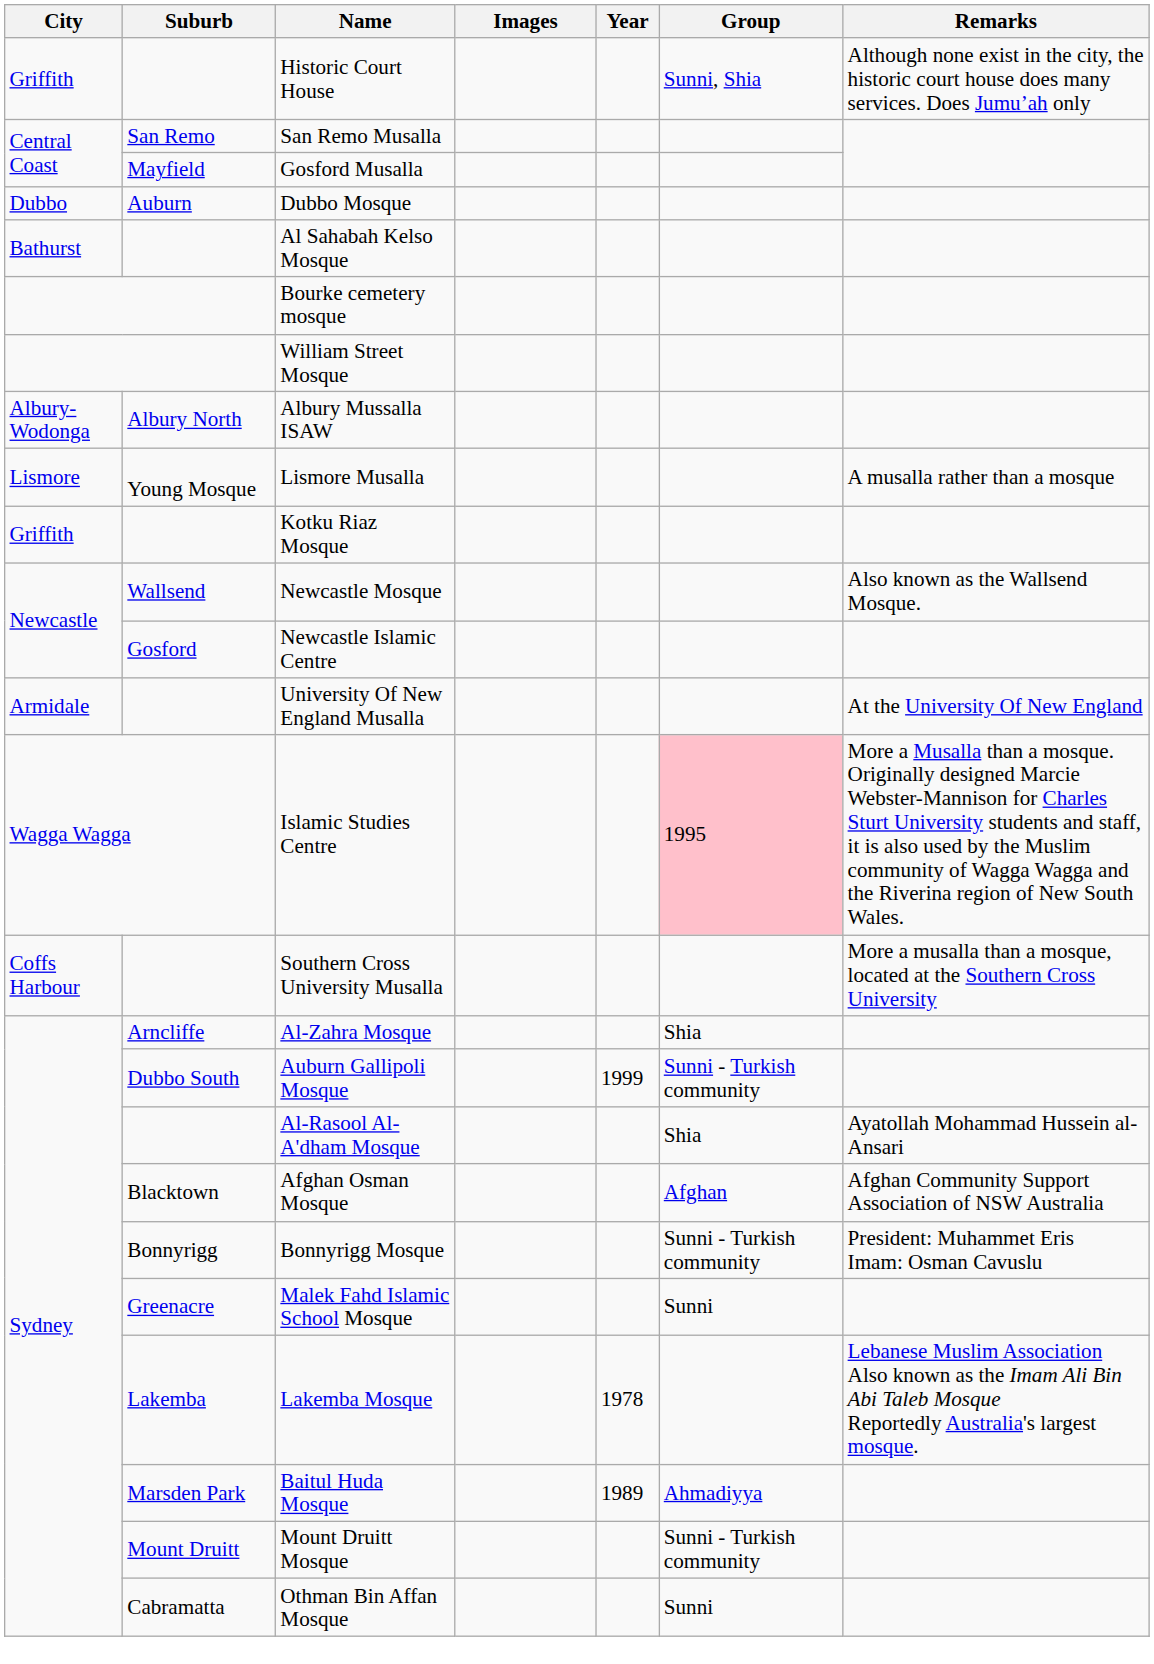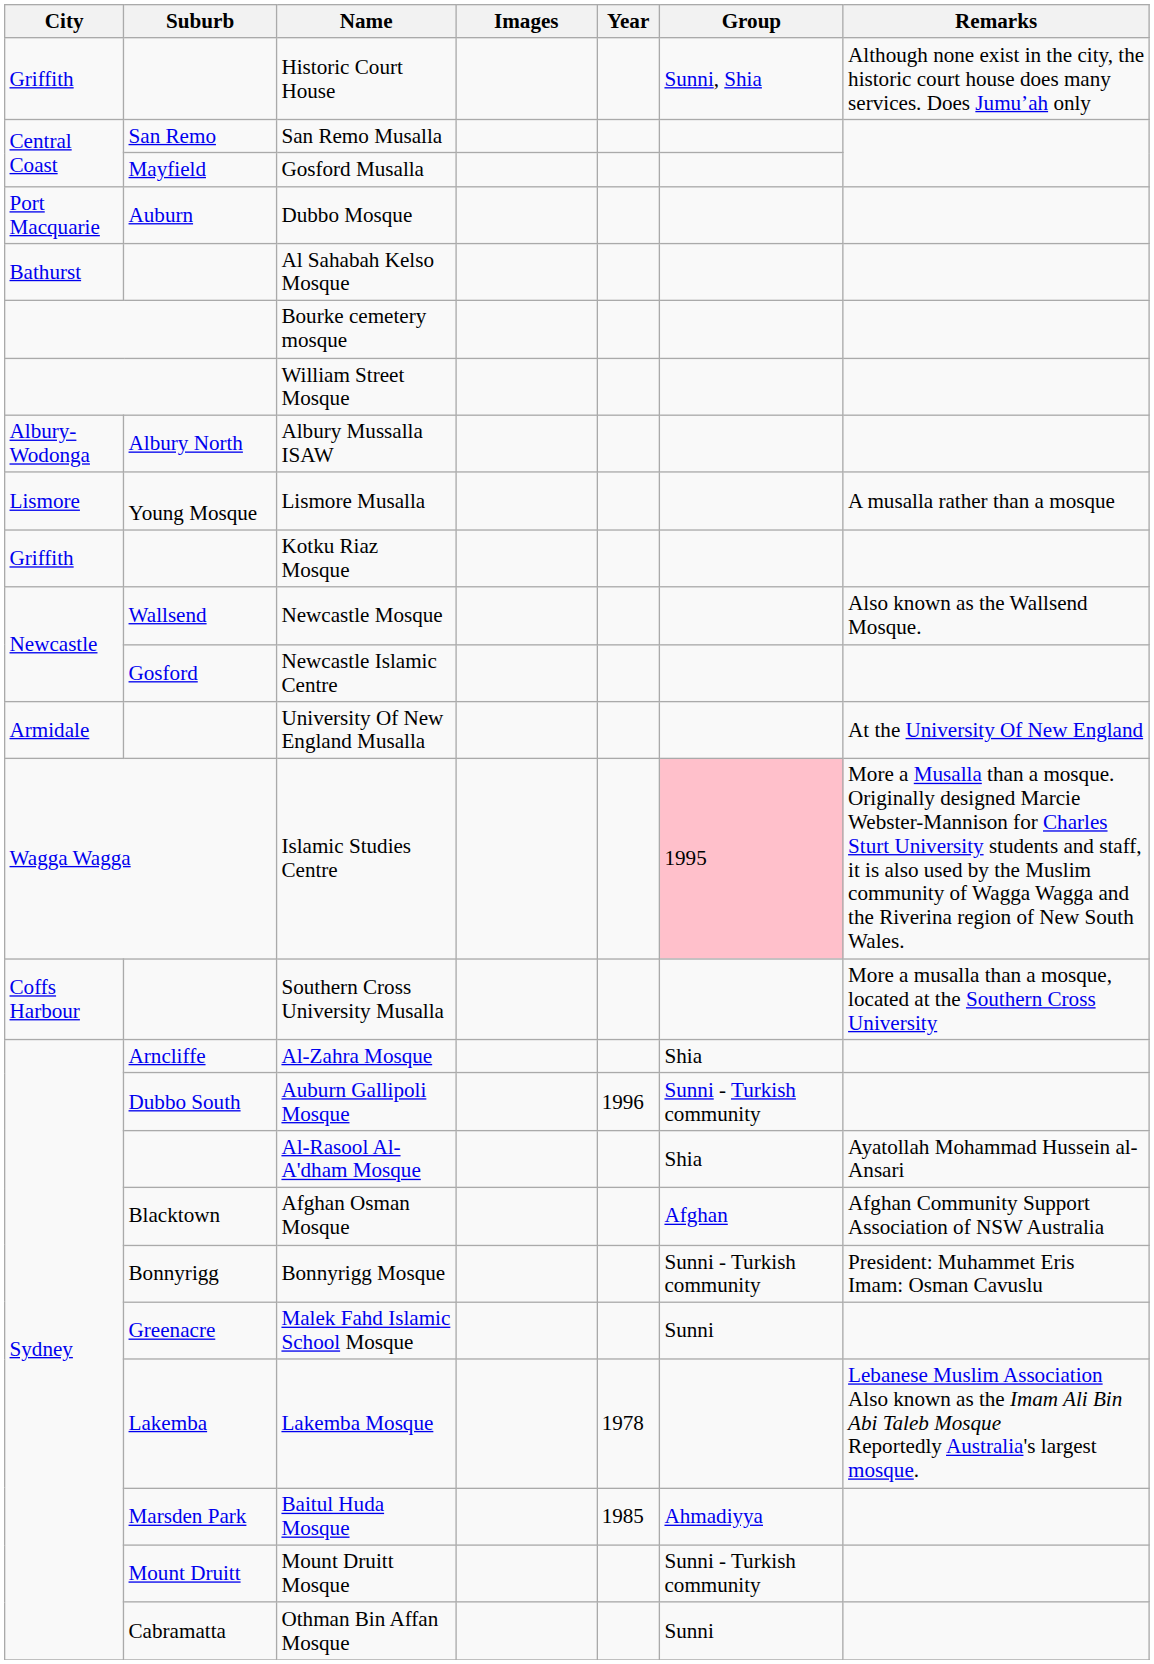(38, 202) Dubbo -> (55, 214) Port Macquarie
(622, 1077) 1999 -> (623, 1101) 1996
(622, 1492) 1989 -> (623, 1516) 1985
